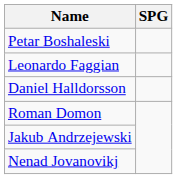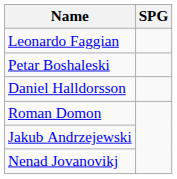rows swapped: (63, 64) <-> (59, 40)
